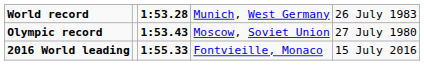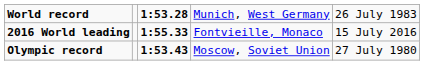rows swapped: (55, 32) <-> (68, 51)
